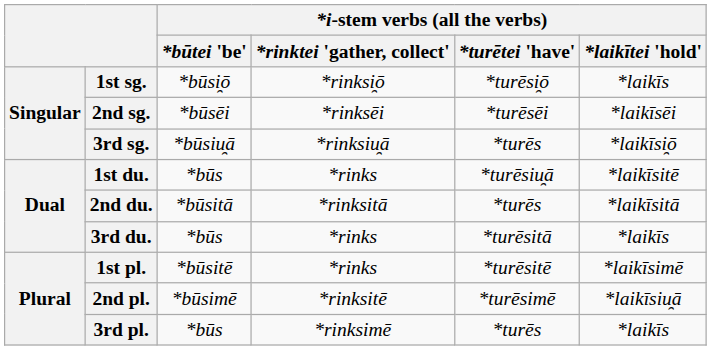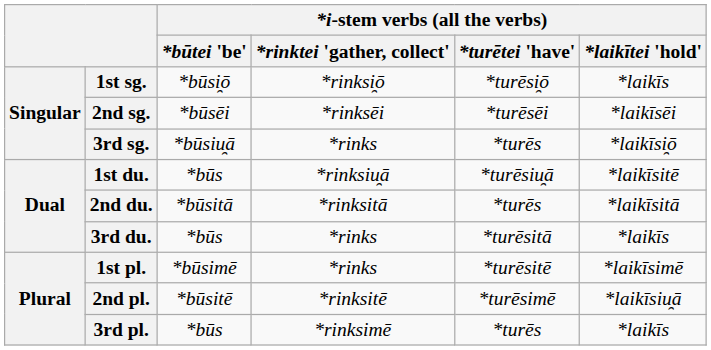(353, 143) *rinksiu̯ā -> (353, 143) *rinks
(353, 174) *rinks -> (353, 174) *rinksiu̯ā
(204, 267) *būsitē -> (204, 267) *būsimē
(204, 298) *būsimē -> (204, 298) *būsitē
